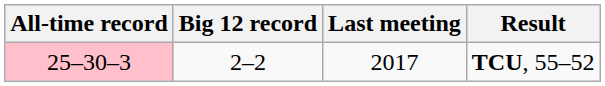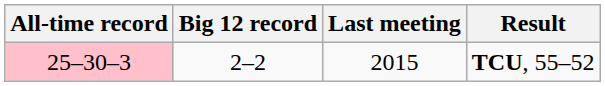(394, 61) 2017 -> (394, 61) 2015
